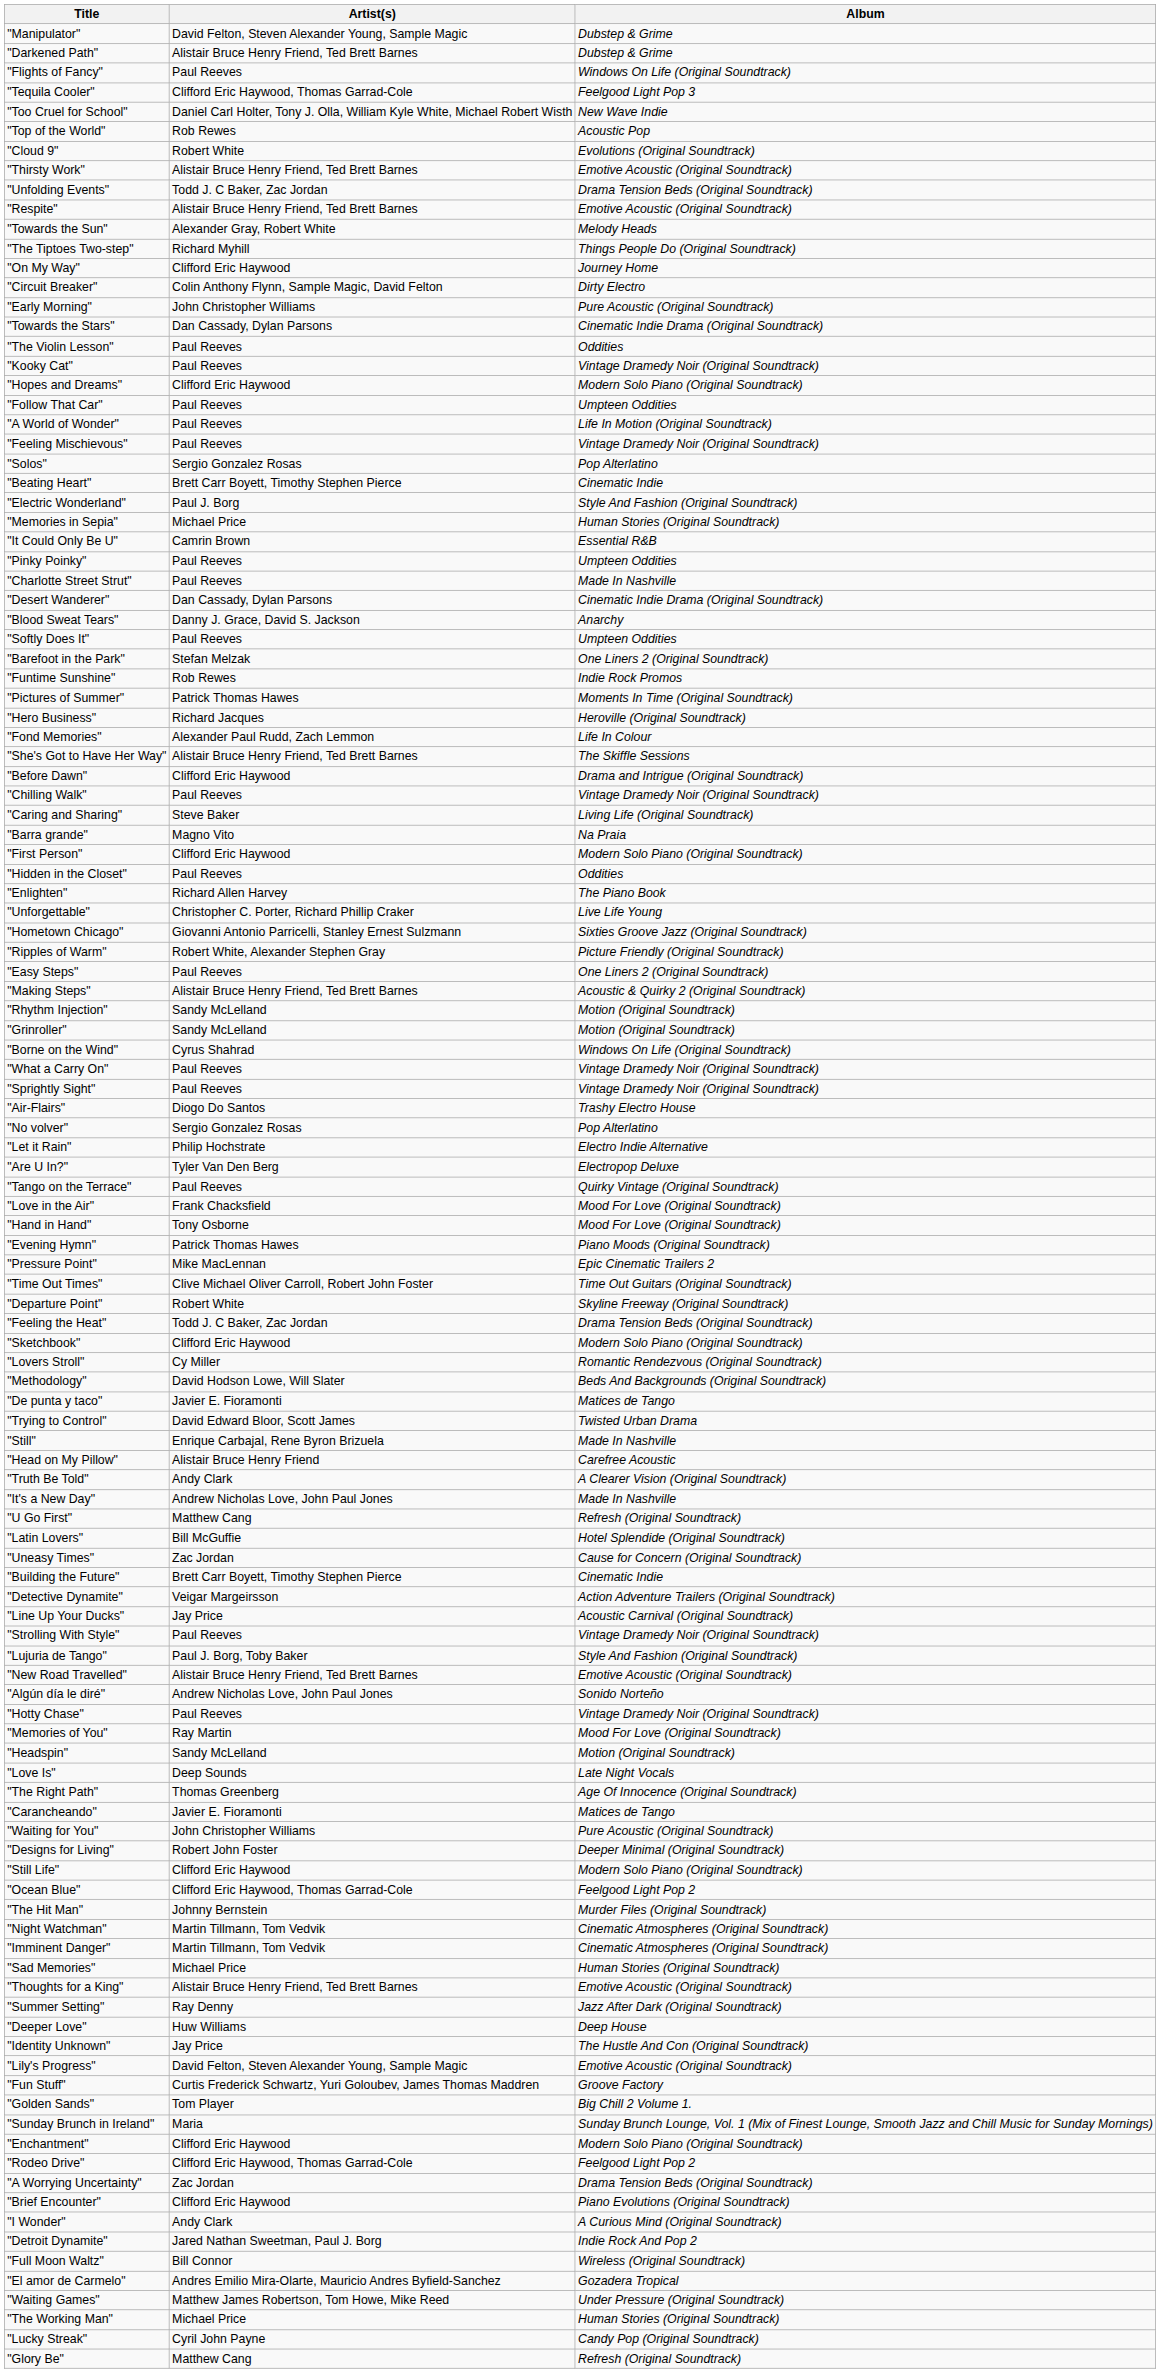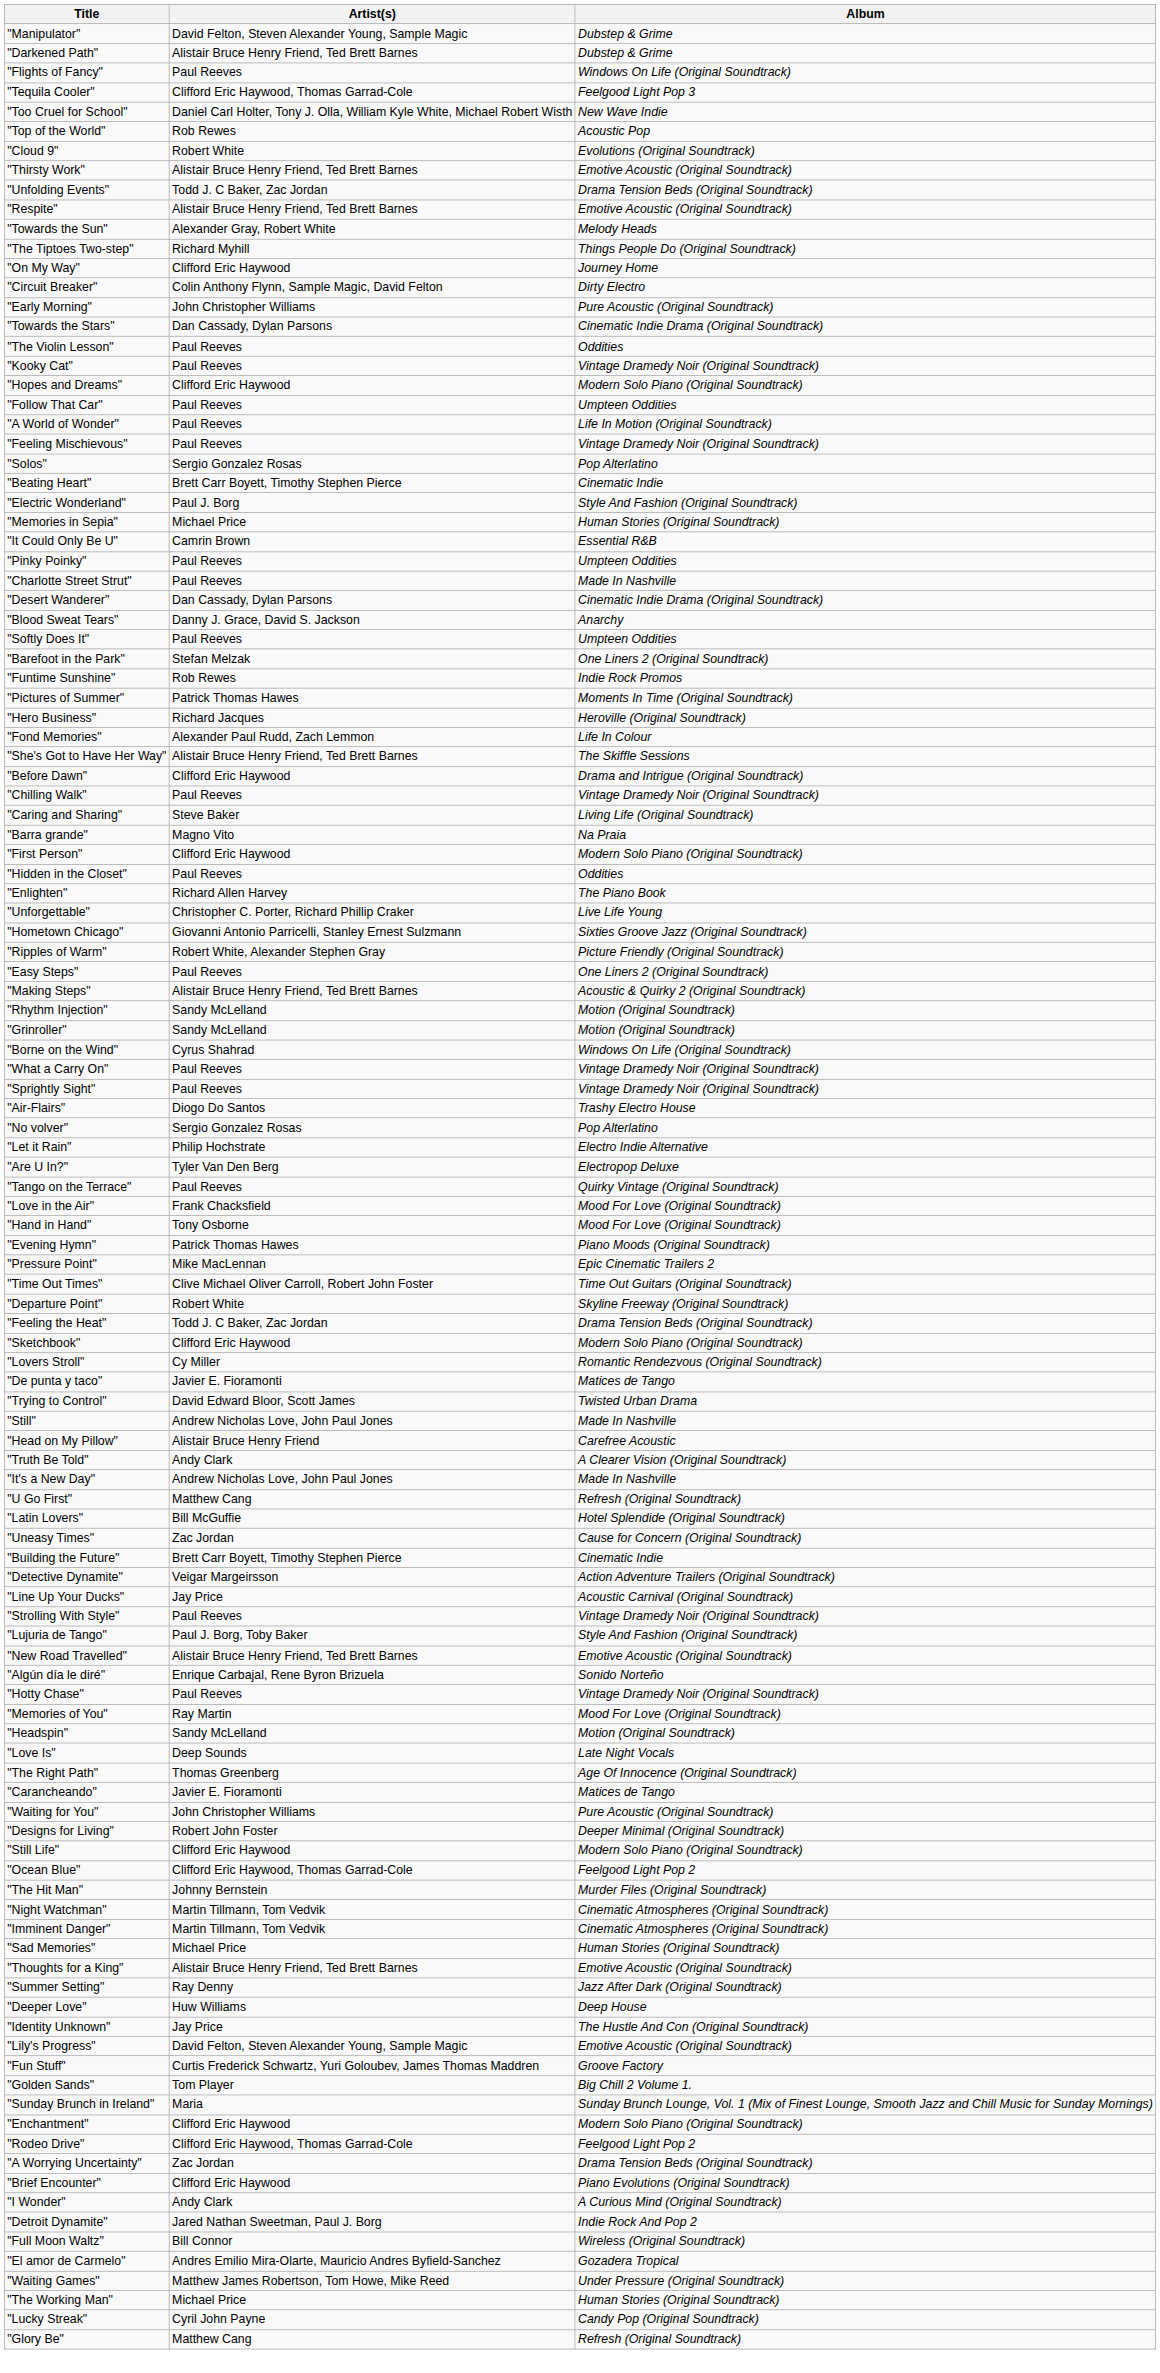- row: (47, 1381)
(278, 1440) Enrique Carbajal, Rene Byron Brizuela -> (282, 1421) Andrew Nicholas Love, John Paul Jones
(282, 1694) Andrew Nicholas Love, John Paul Jones -> (278, 1675) Enrique Carbajal, Rene Byron Brizuela
